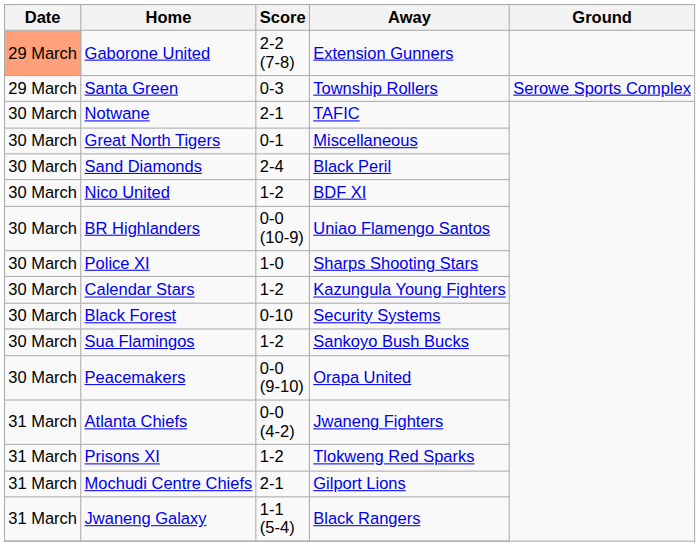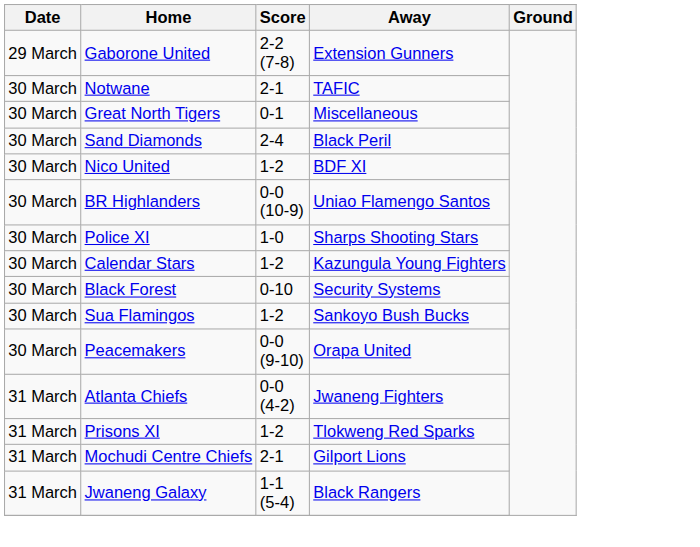(43, 52) lightsalmon background -> (43, 52) no background
- row: (131, 88)
